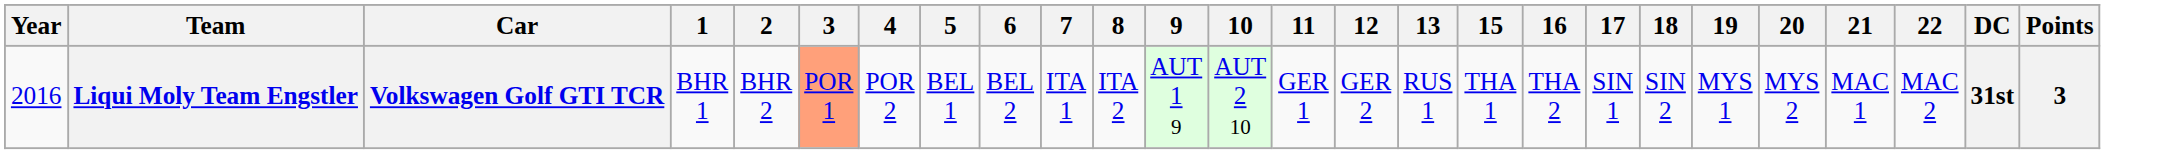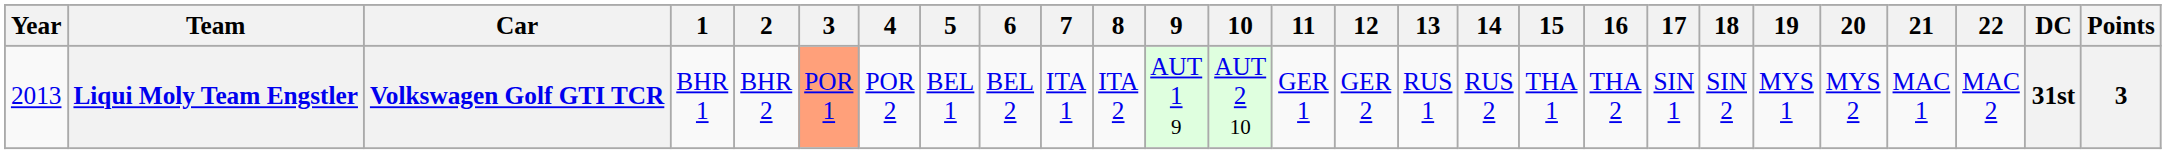+ column: (1489, 24)
(36, 96) 2016 -> (36, 96) 2013
